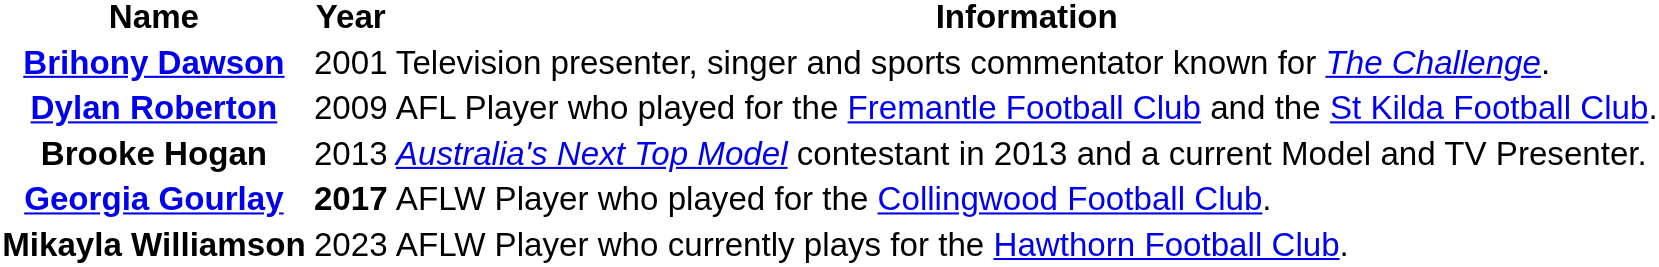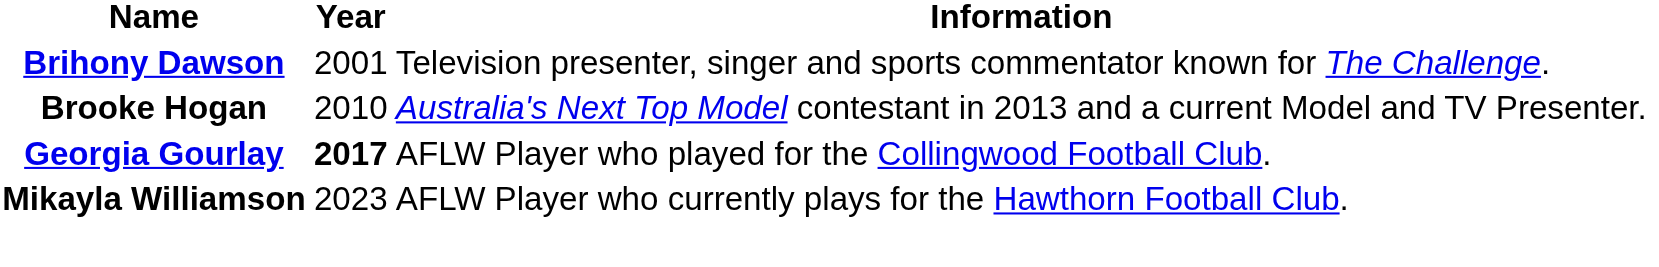- row: (154, 108)
(351, 153) 2013 -> (351, 108) 2010
